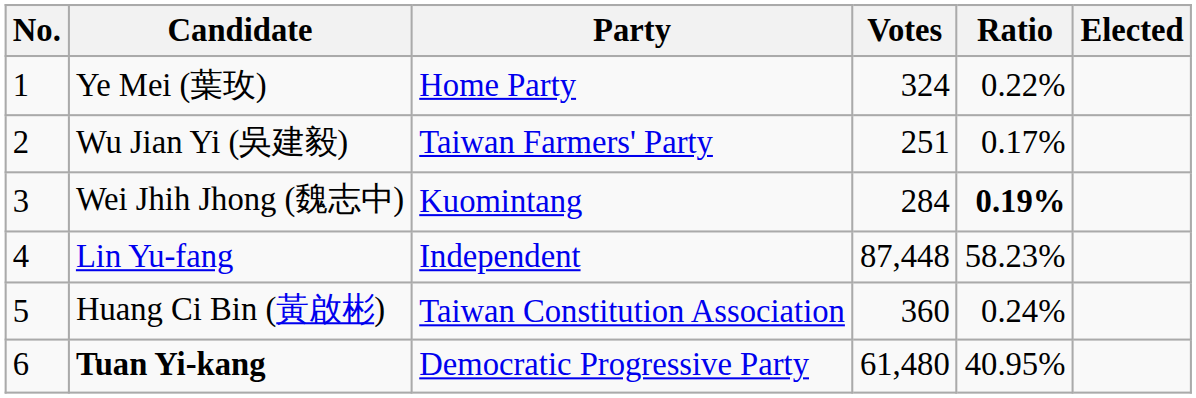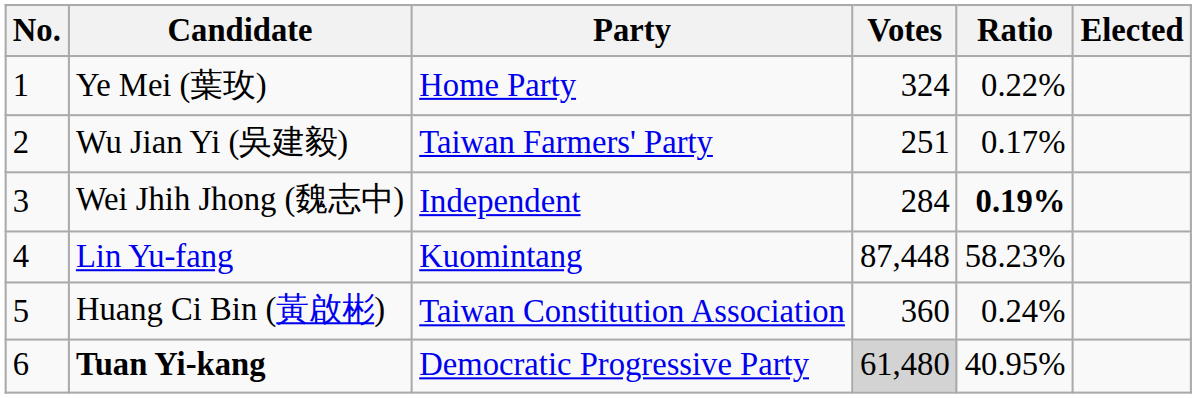(501, 200) Kuomintang -> (500, 200) Independent
(500, 255) Independent -> (501, 255) Kuomintang
(905, 365) no background -> (905, 365) lightgrey background
